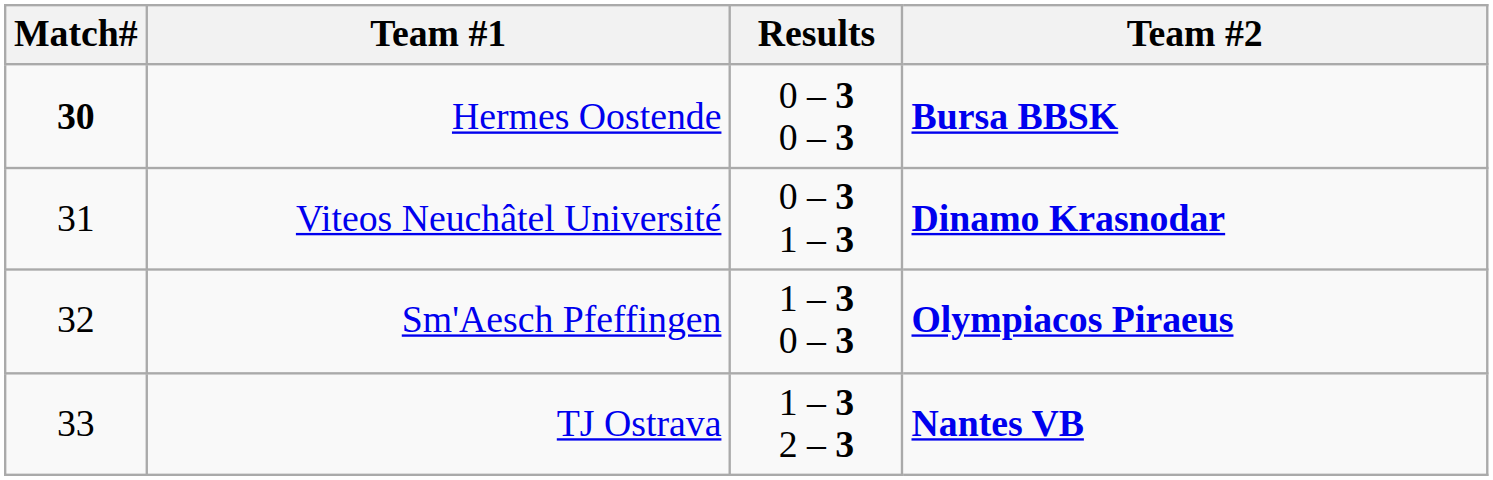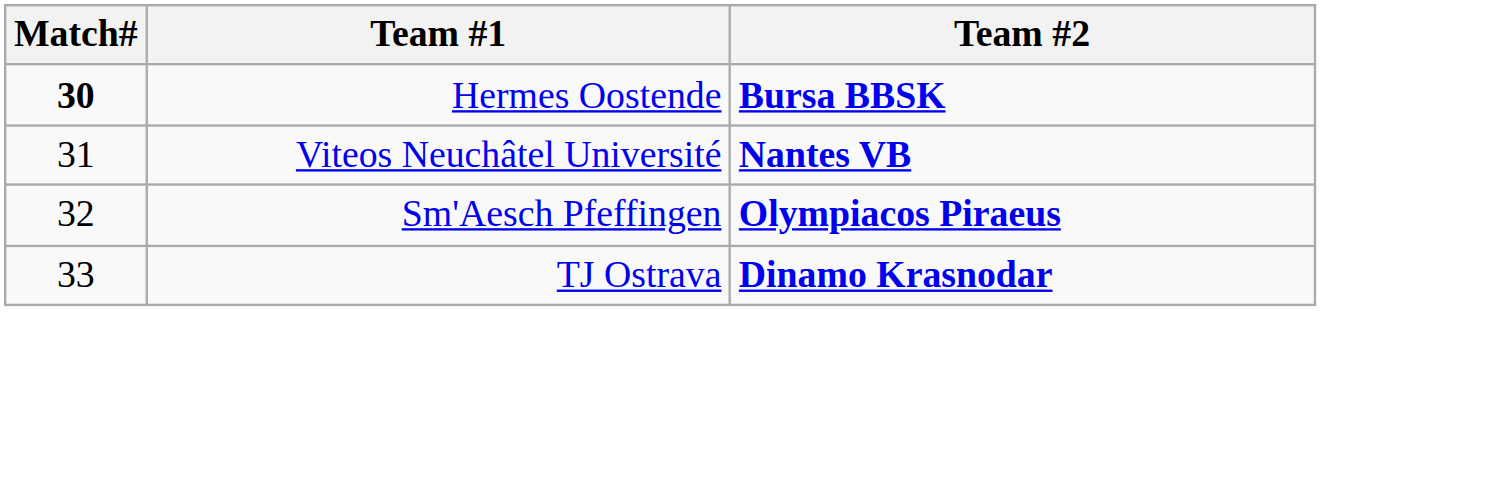- column: (816, 34)
(1068, 217) Dinamo Krasnodar -> (825, 154) Nantes VB
(998, 422) Nantes VB -> (896, 273) Dinamo Krasnodar
